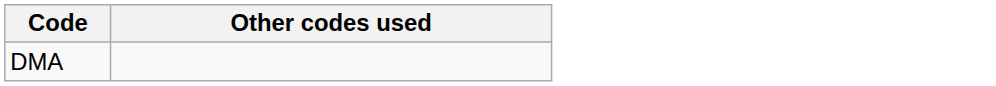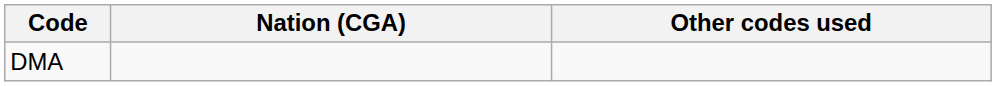+ column: (331, 23)
